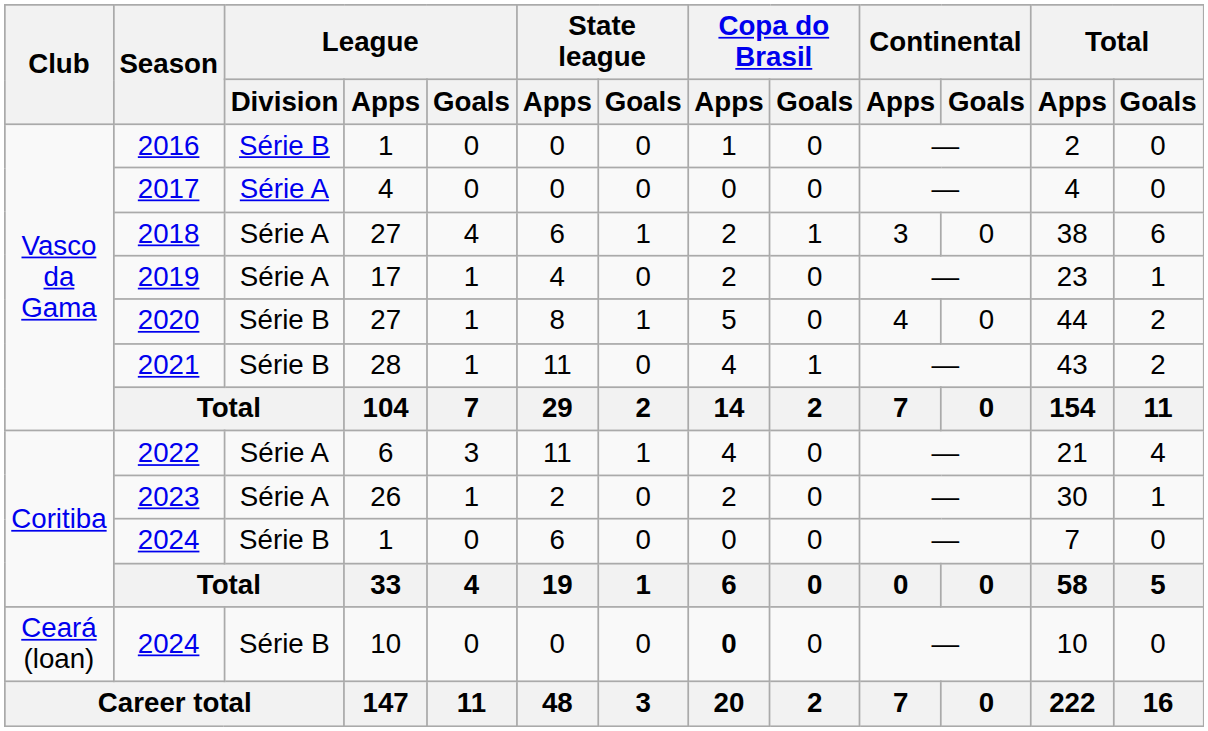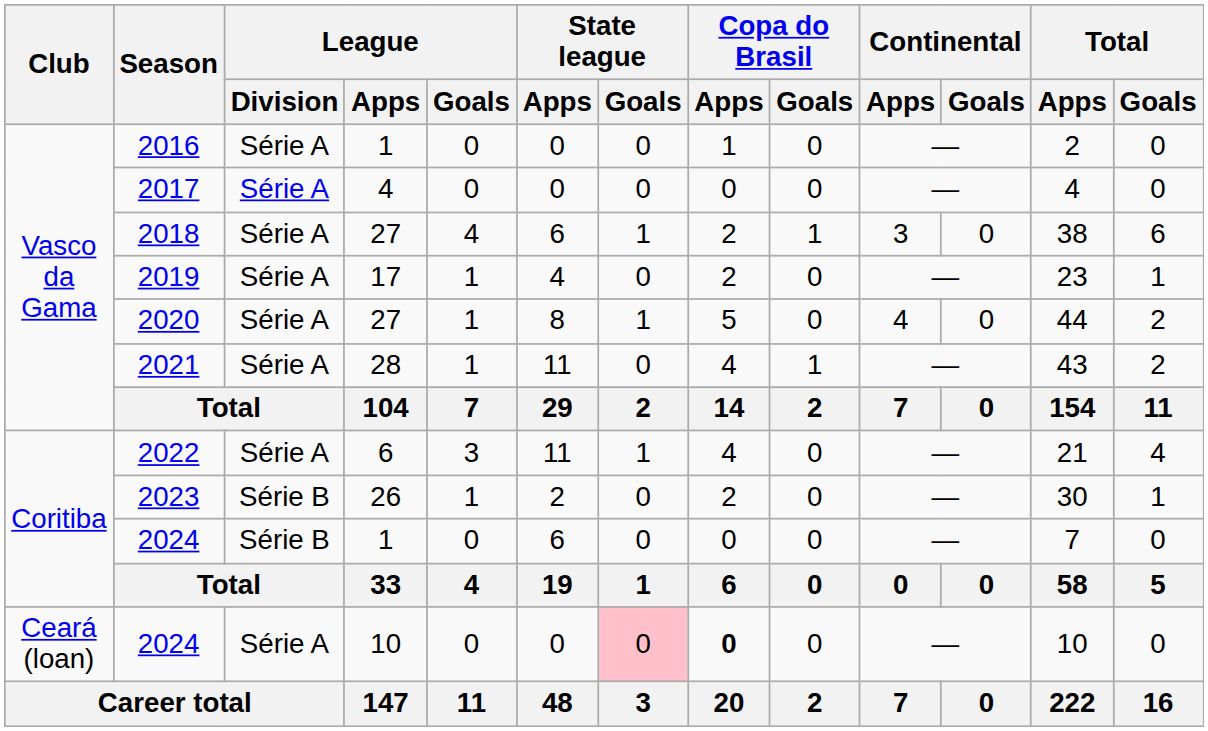(284, 145) Série B -> (284, 145) Série A
(284, 320) Série B -> (284, 320) Série A
(284, 364) Série B -> (284, 364) Série A
(284, 496) Série A -> (284, 496) Série B
(284, 643) Série B -> (284, 643) Série A
(643, 643) no background -> (643, 643) pink background
